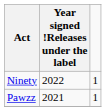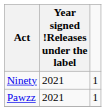(53, 80) 2022 -> (53, 80) 2021
